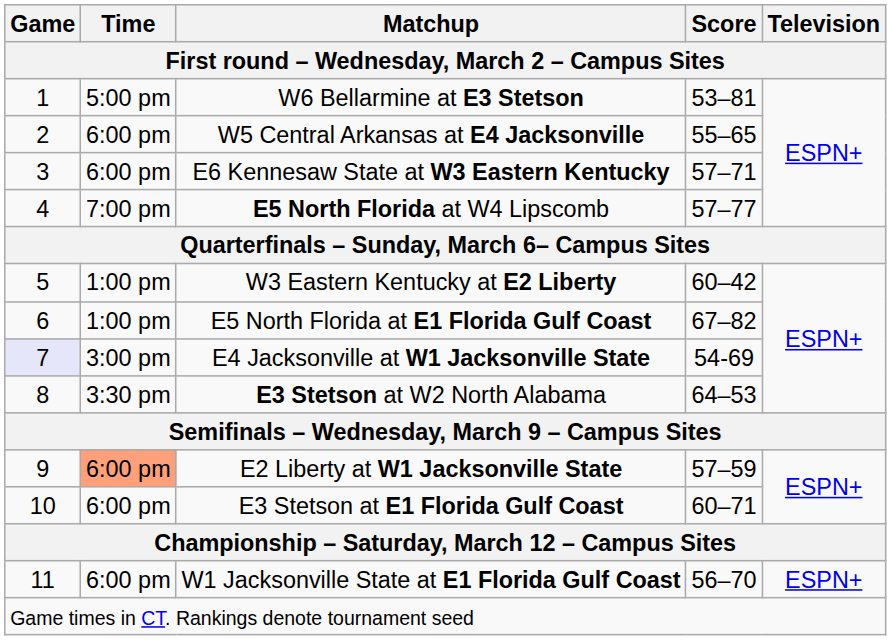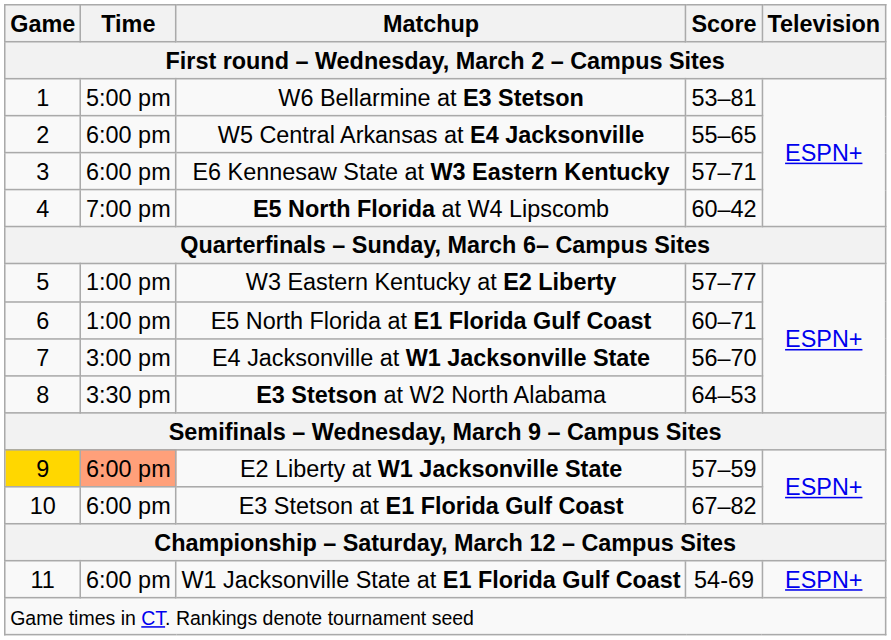(724, 209) 57–77 -> (724, 209) 60–42
(724, 283) 60–42 -> (724, 283) 57–77
(724, 320) 67–82 -> (724, 320) 60–71
(43, 357) lavender background -> (43, 357) no background
(724, 357) 54-69 -> (724, 357) 56–70
(43, 468) no background -> (43, 468) gold background
(724, 505) 60–71 -> (724, 505) 67–82
(724, 579) 56–70 -> (724, 579) 54-69
